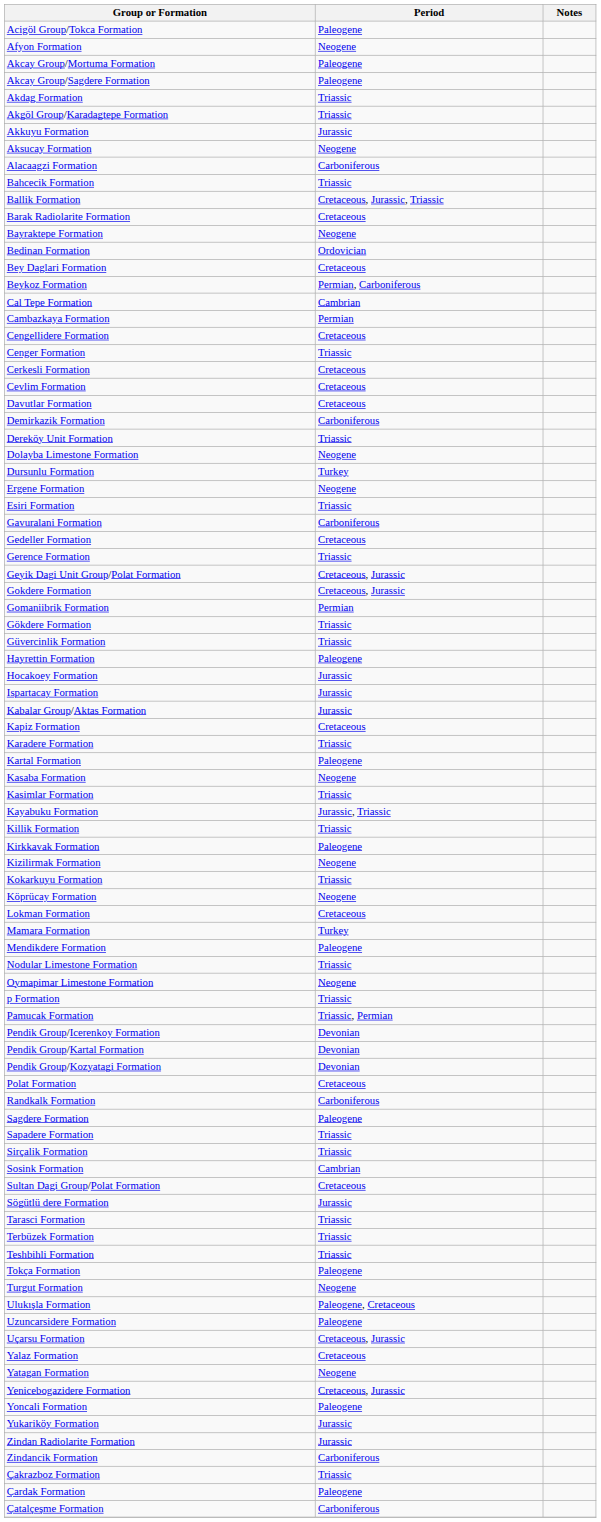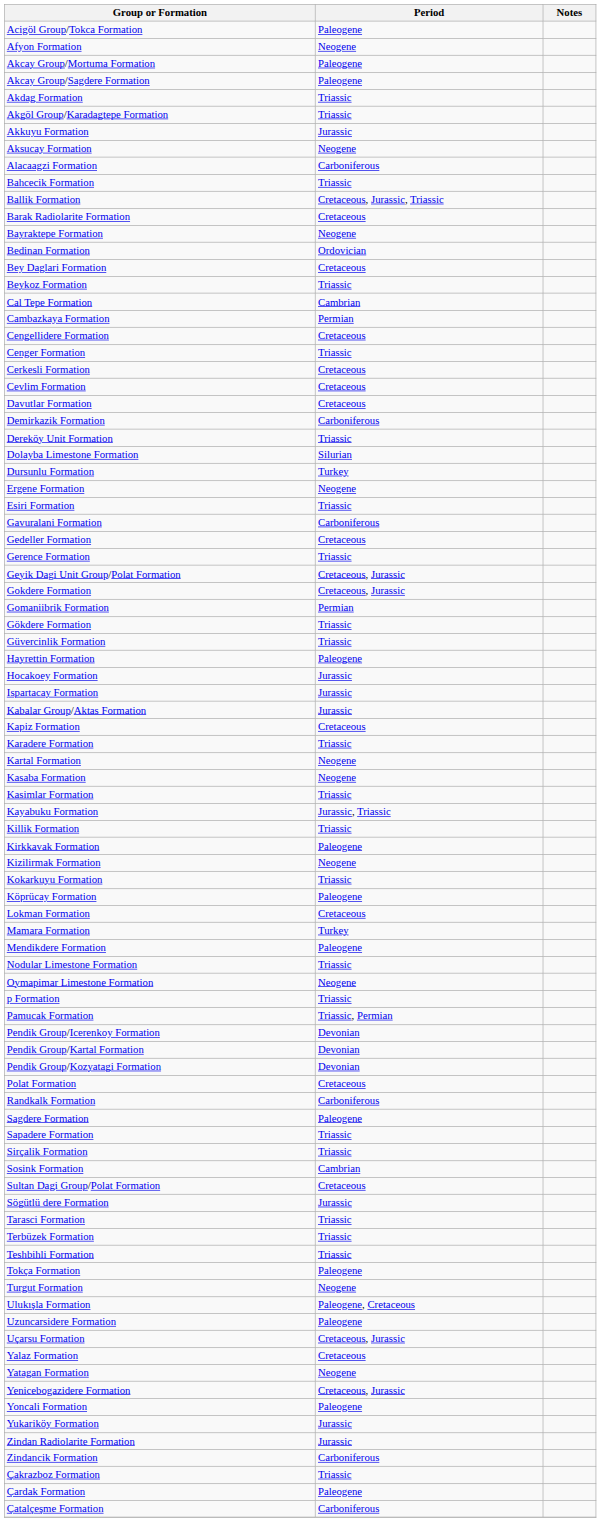(369, 285) Permian, Carboniferous -> (335, 285) Triassic
(337, 455) Neogene -> (335, 455) Silurian
(340, 761) Paleogene -> (337, 761) Neogene
(337, 897) Neogene -> (340, 897) Paleogene
